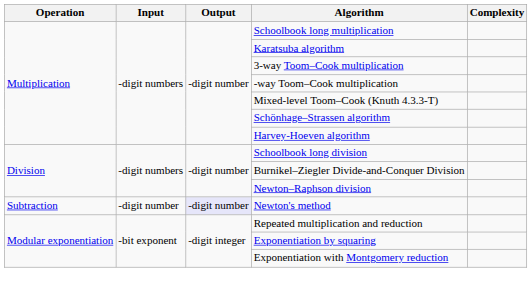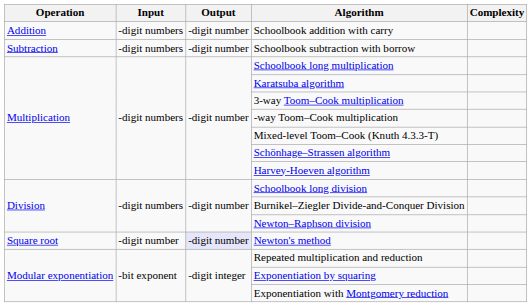+ row: (323, 30)
+ row: (334, 48)
(32, 205) Subtraction -> (32, 240) Square root
